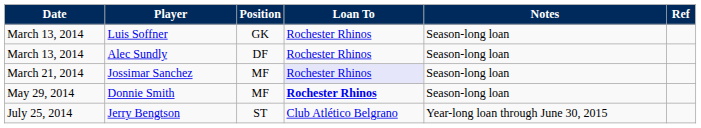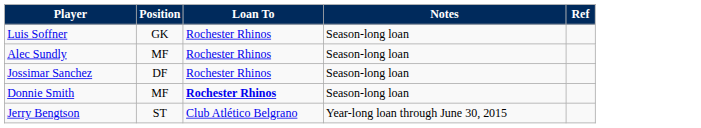- column: (55, 14)
(260, 54) DF -> (160, 54) MF
(260, 73) MF -> (160, 73) DF
(329, 73) lavender background -> (229, 73) no background
